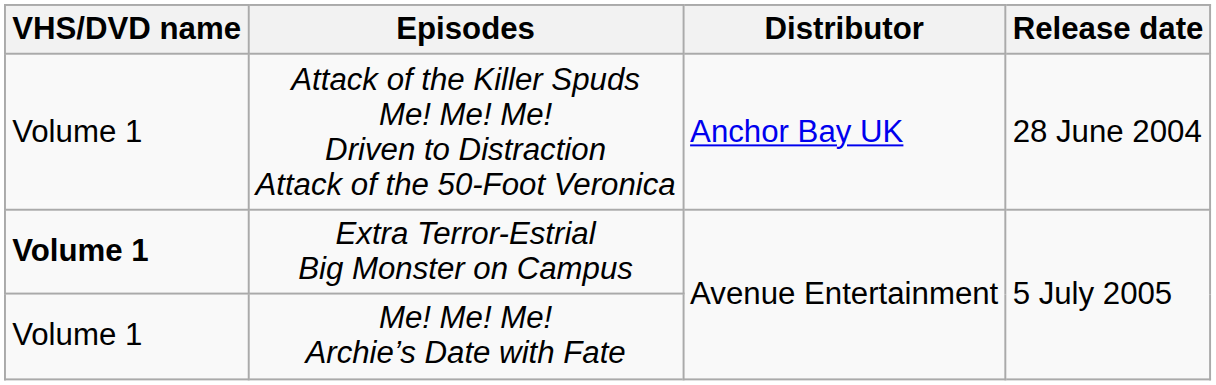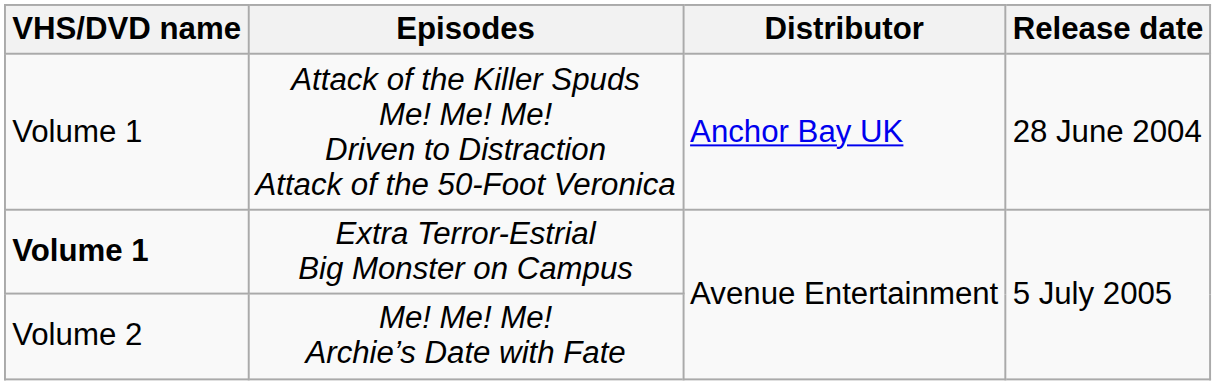(77, 335) Volume 1 -> (77, 335) Volume 2
